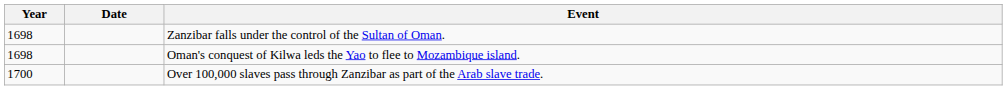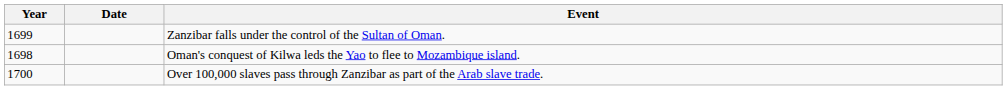(20, 34) 1698 -> (20, 34) 1699
